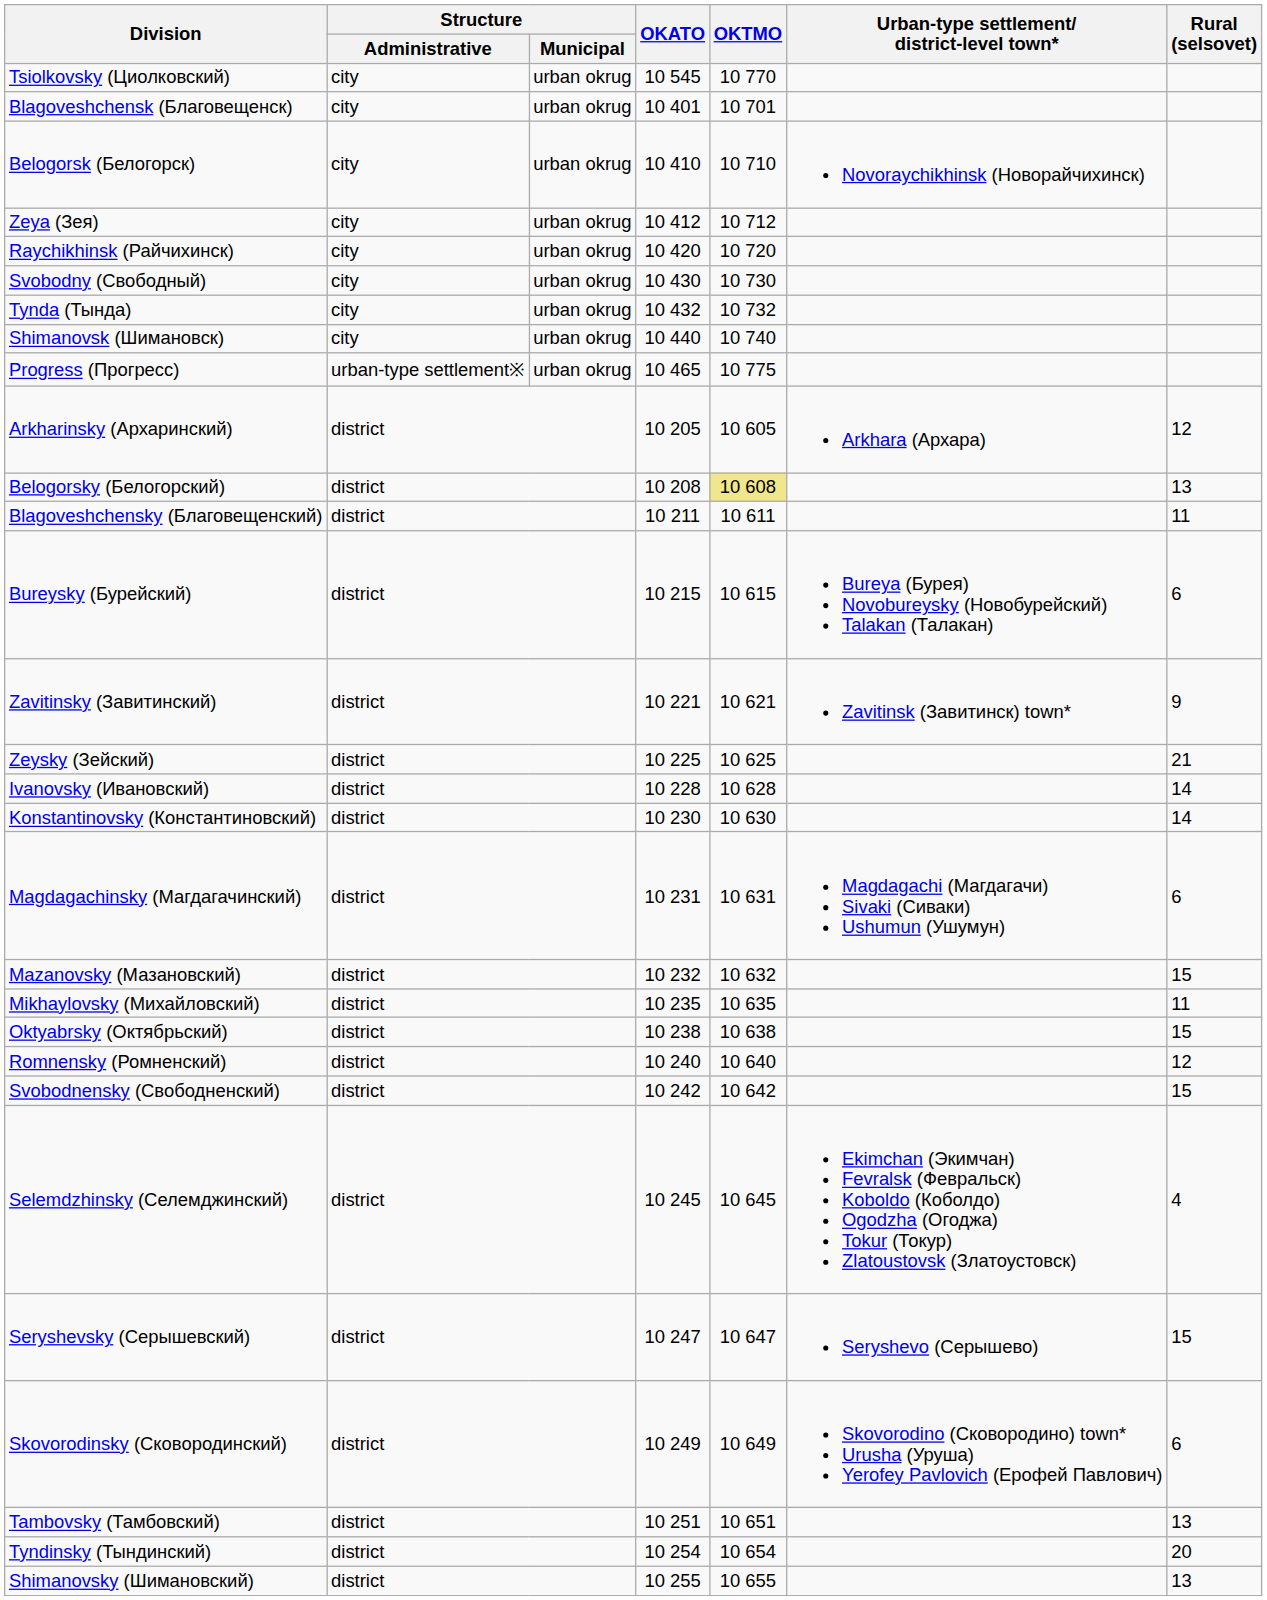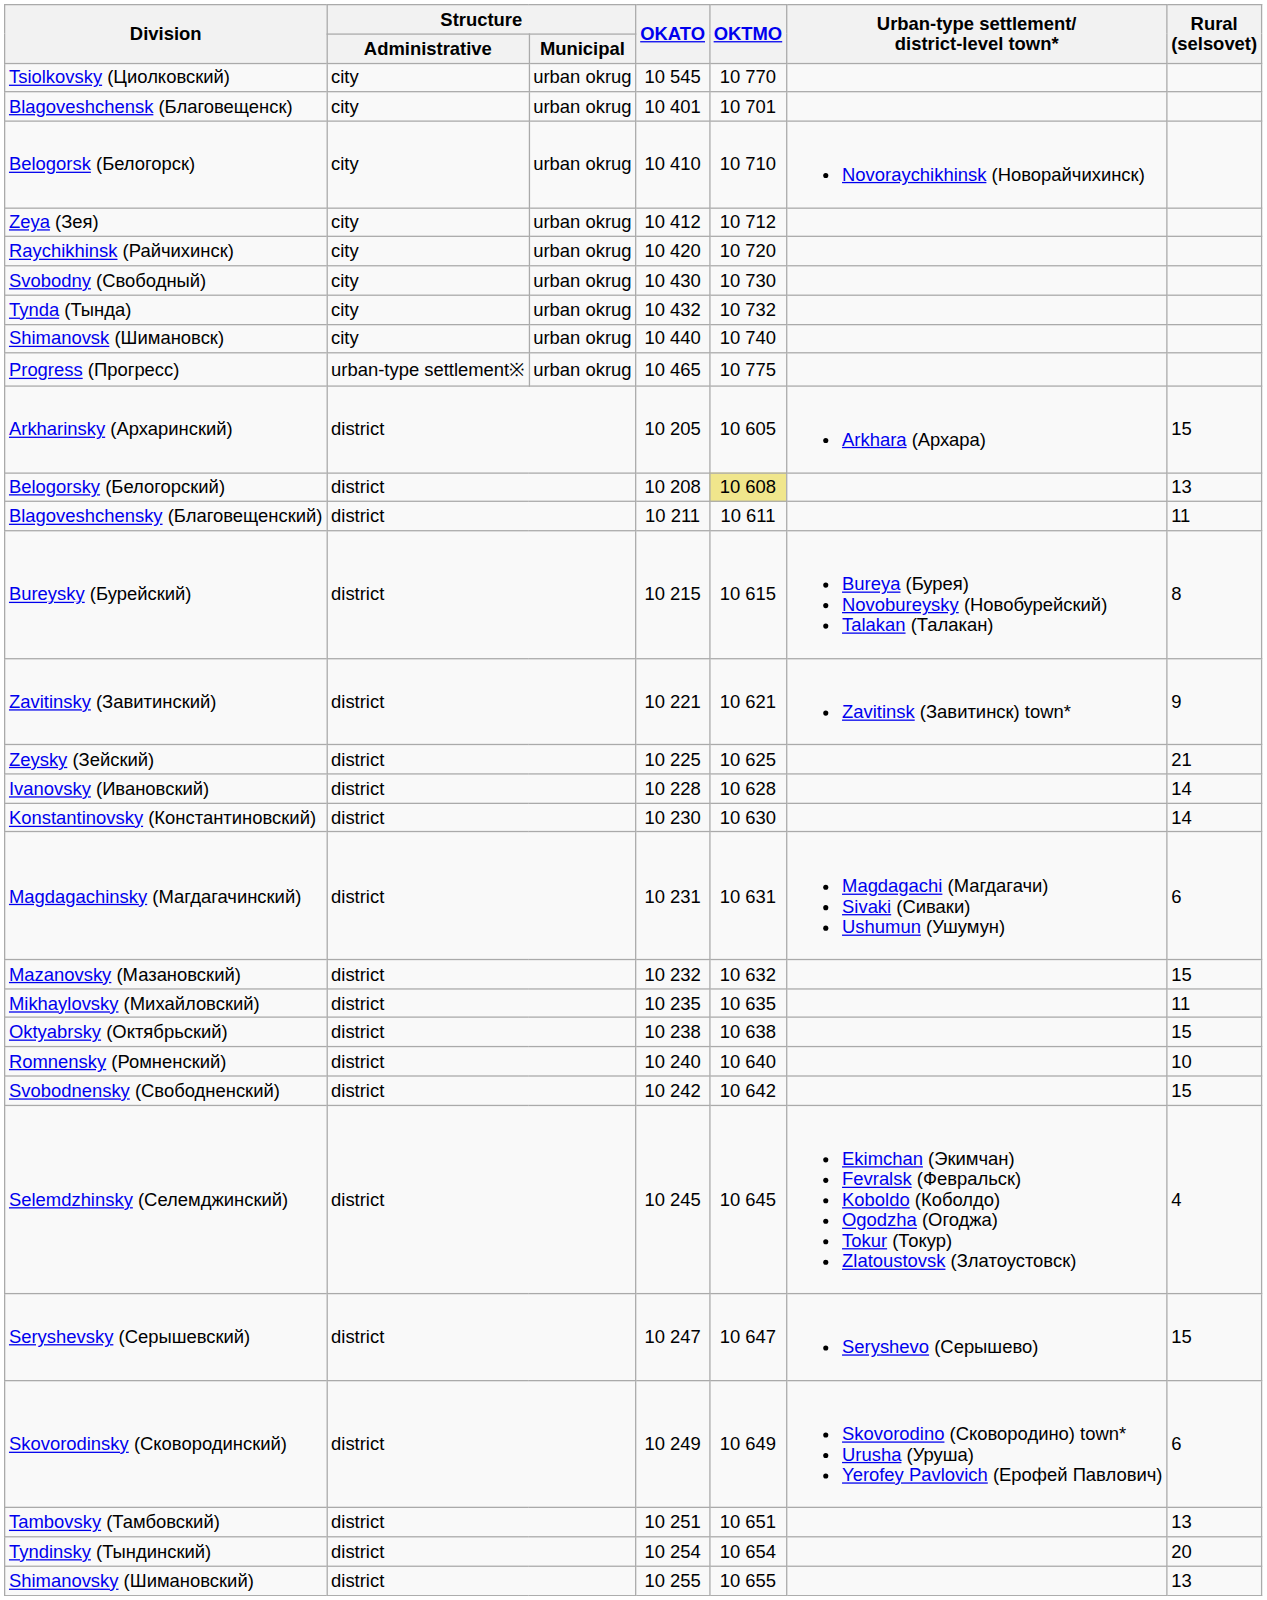(1181, 430) 12 -> (1181, 430) 15
(1176, 595) 6 -> (1176, 595) 8
(1181, 1062) 12 -> (1181, 1062) 10
